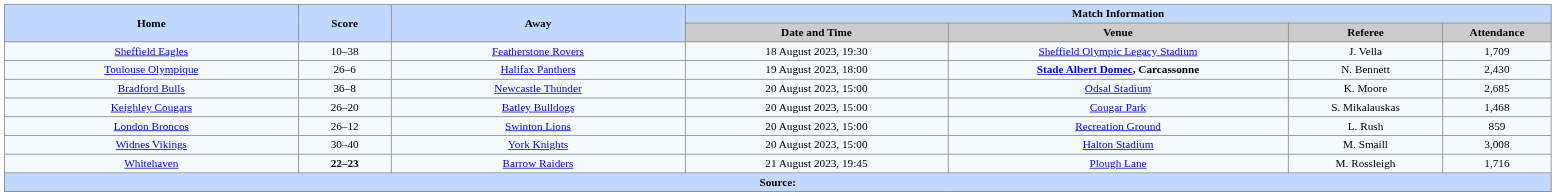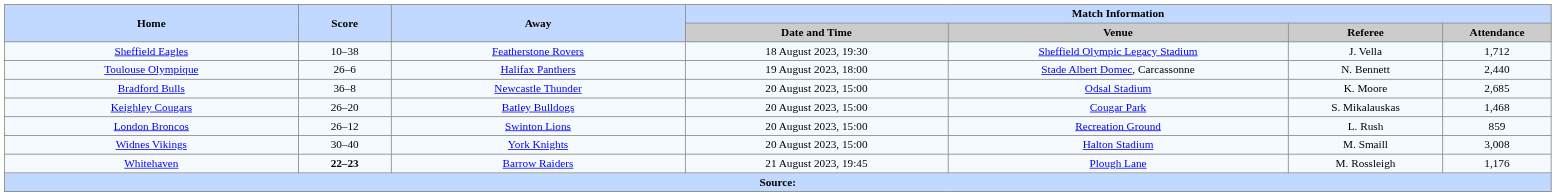(1497, 51) 1,709 -> (1497, 51) 1,712
(1118, 70) bold -> (1118, 70) normal
(1497, 70) 2,430 -> (1497, 70) 2,440
(1497, 163) 1,716 -> (1497, 163) 1,176
